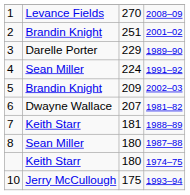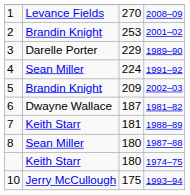(131, 32) 251 -> (131, 32) 253
(131, 106) 207 -> (131, 106) 187
